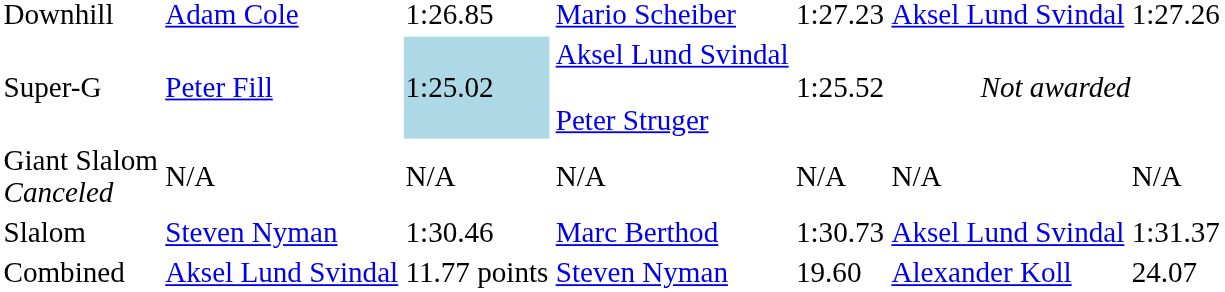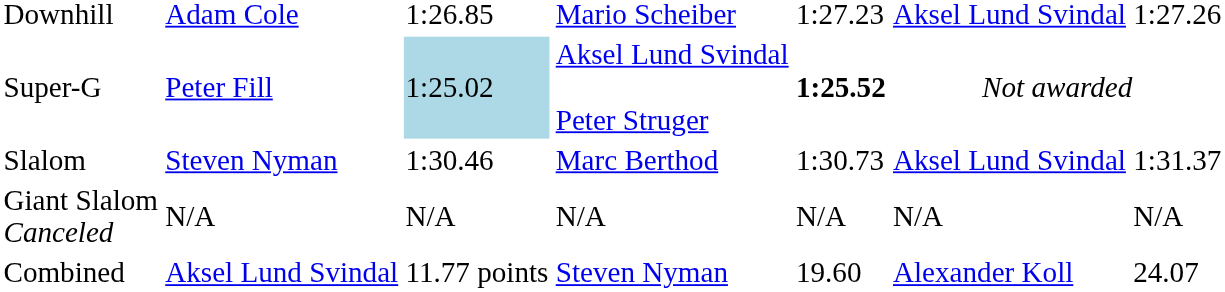(840, 87) normal -> (841, 87) bold
rows swapped: (81, 176) <-> (45, 232)
